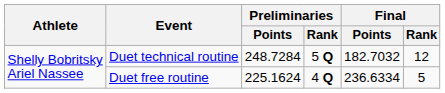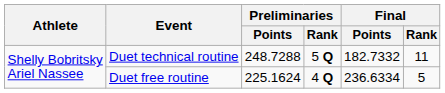(273, 57) 248.7284 -> (273, 57) 248.7288
(372, 57) 182.7032 -> (372, 57) 182.7332
(422, 57) 12 -> (422, 57) 11
